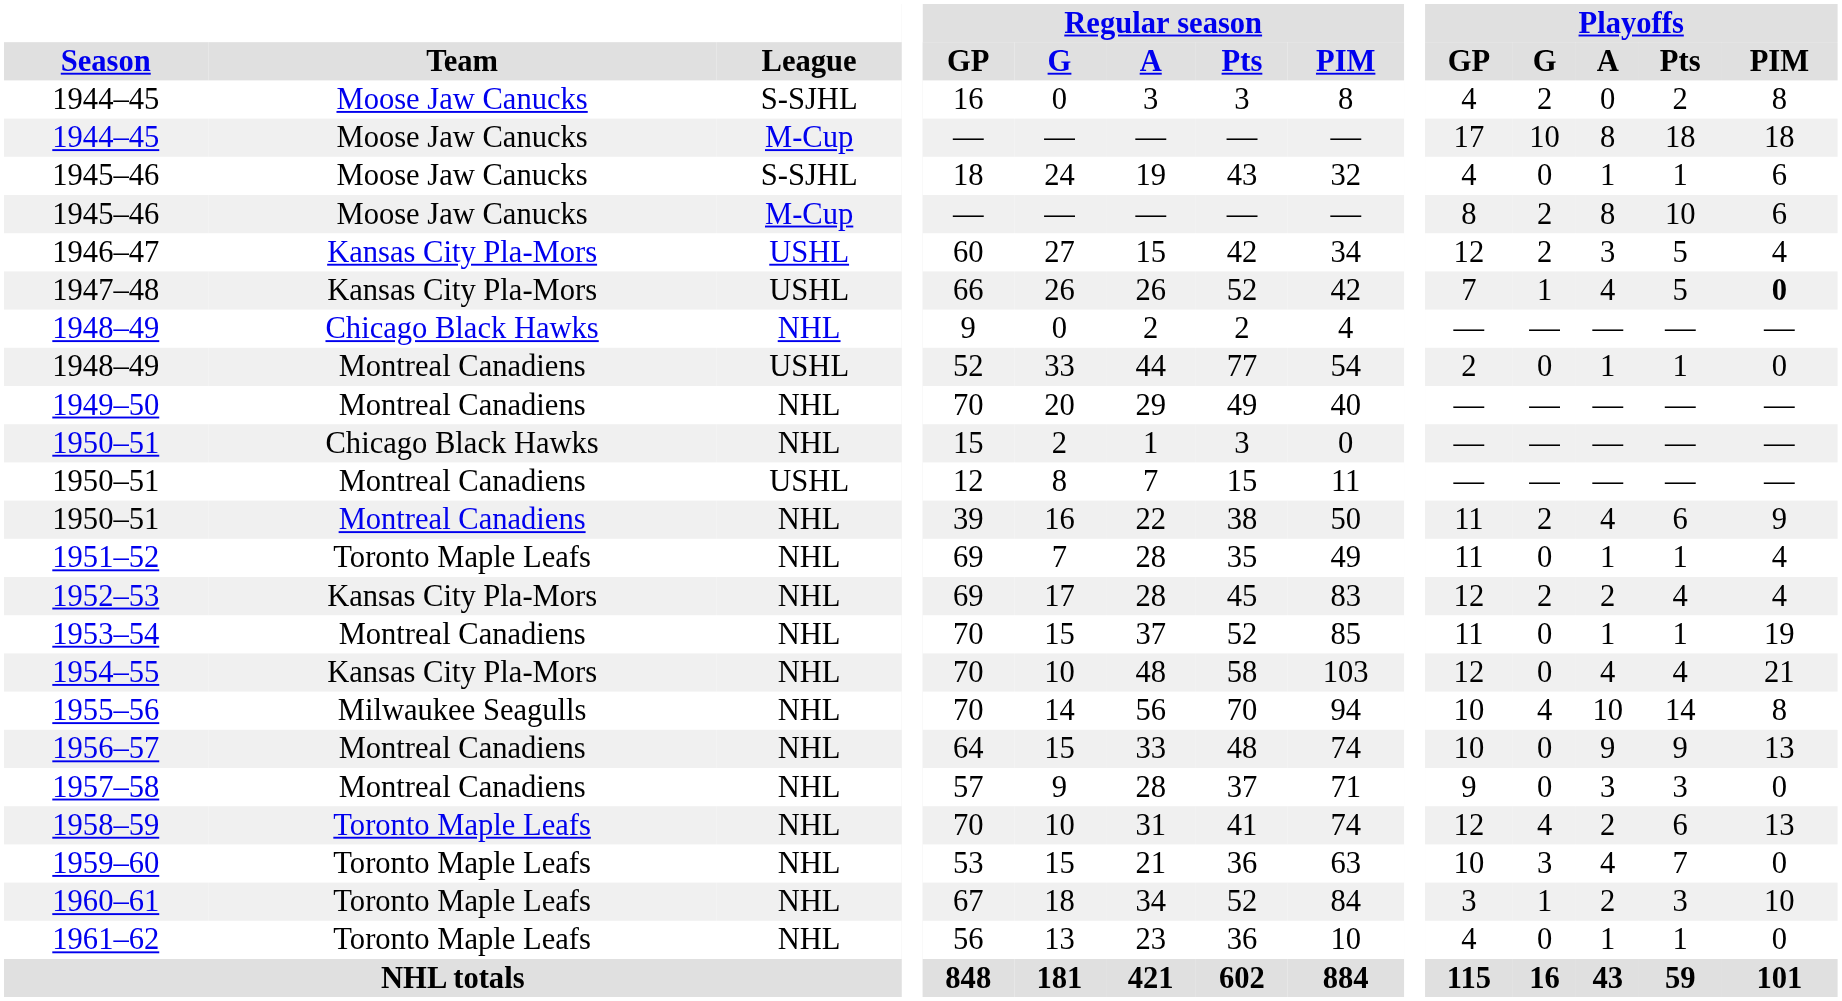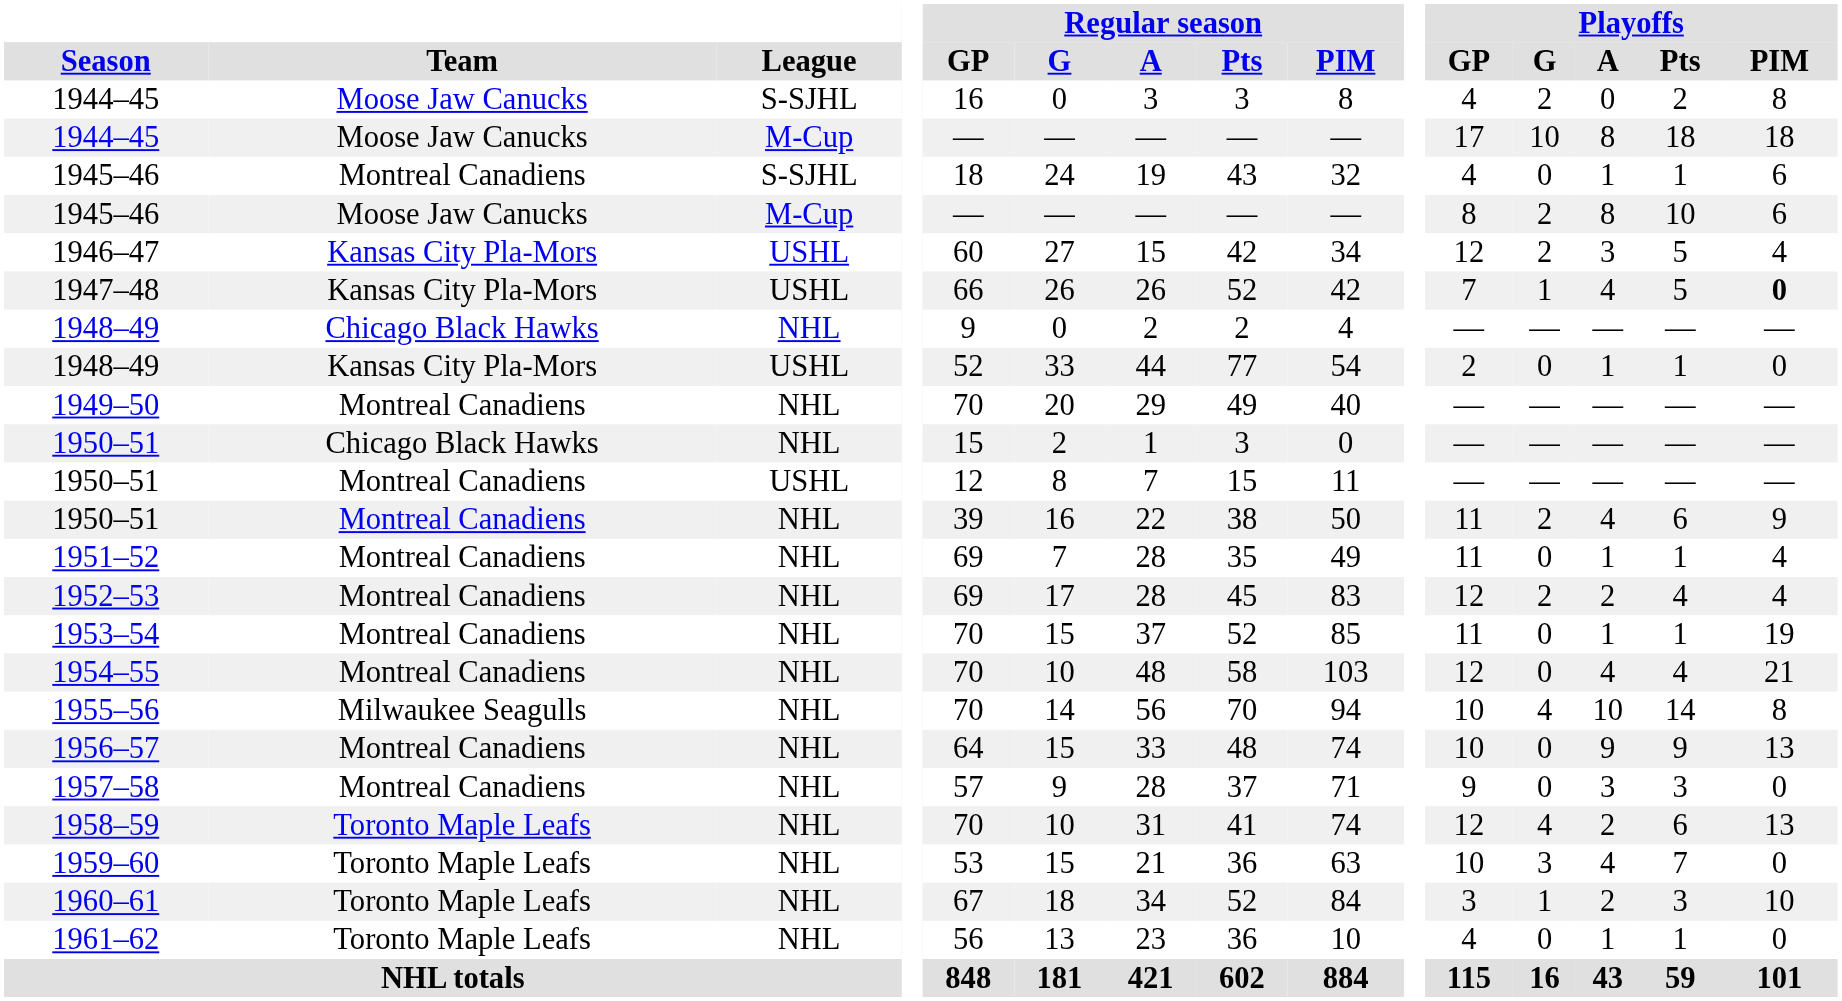(462, 175) Moose Jaw Canucks -> (462, 175) Montreal Canadiens
(462, 366) Montreal Canadiens -> (462, 366) Kansas City Pla-Mors
(462, 557) Toronto Maple Leafs -> (462, 557) Montreal Canadiens
(462, 595) Kansas City Pla-Mors -> (462, 595) Montreal Canadiens
(462, 672) Kansas City Pla-Mors -> (462, 672) Montreal Canadiens
